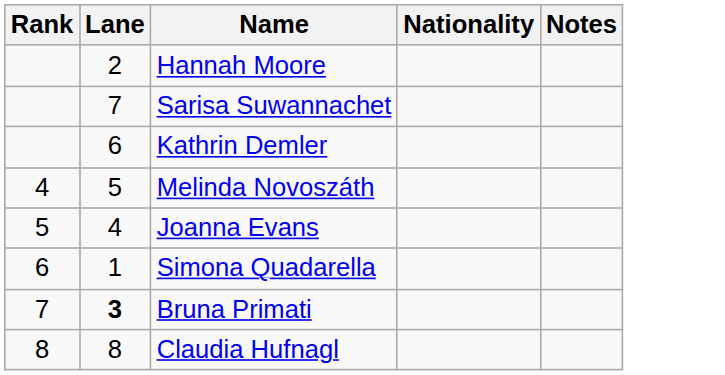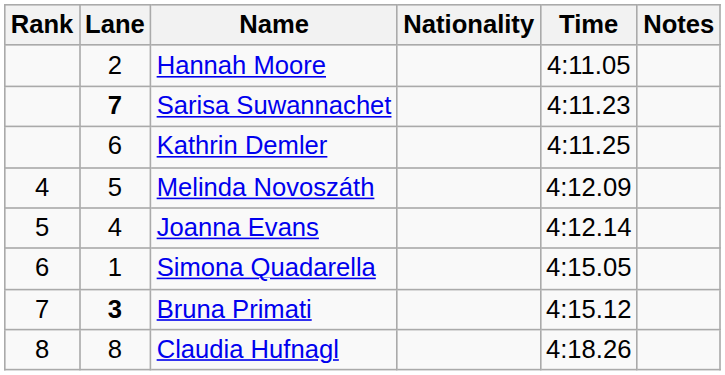+ column: (589, 24)
(115, 106) normal -> (115, 106) bold
